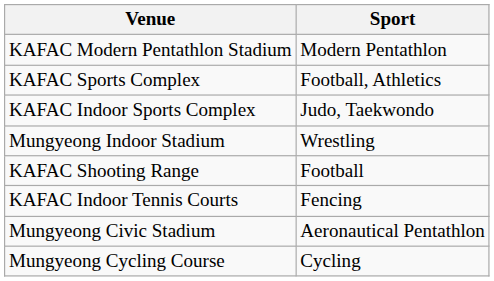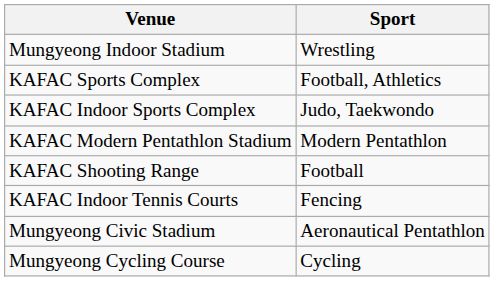rows swapped: (117, 140) <-> (150, 49)
